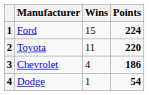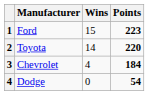(133, 30) 224 -> (133, 30) 223
(90, 47) 11 -> (90, 47) 14
(133, 65) 186 -> (133, 65) 184
(88, 82) 1 -> (88, 82) 0
